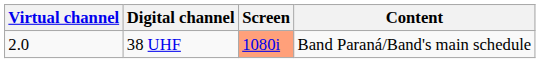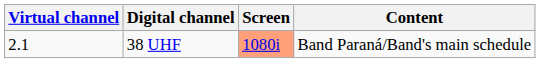(19, 44) 2.0 -> (19, 44) 2.1
